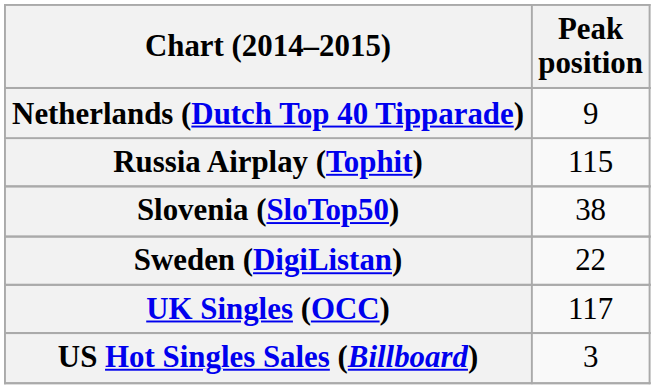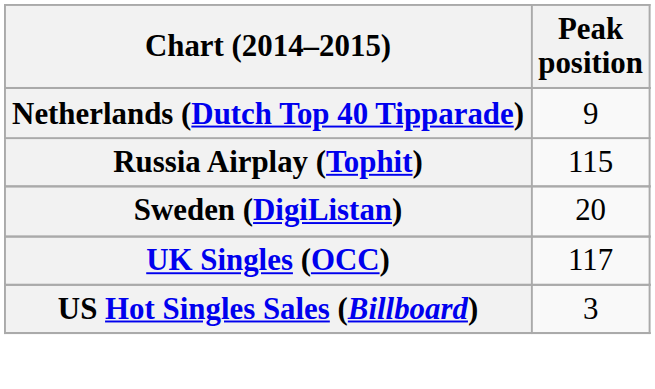- row: (268, 210)
(591, 259) 22 -> (591, 210) 20
